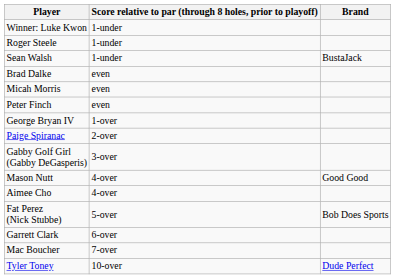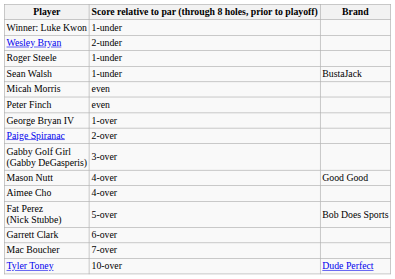+ row: (34, 43)
- row: (29, 74)
